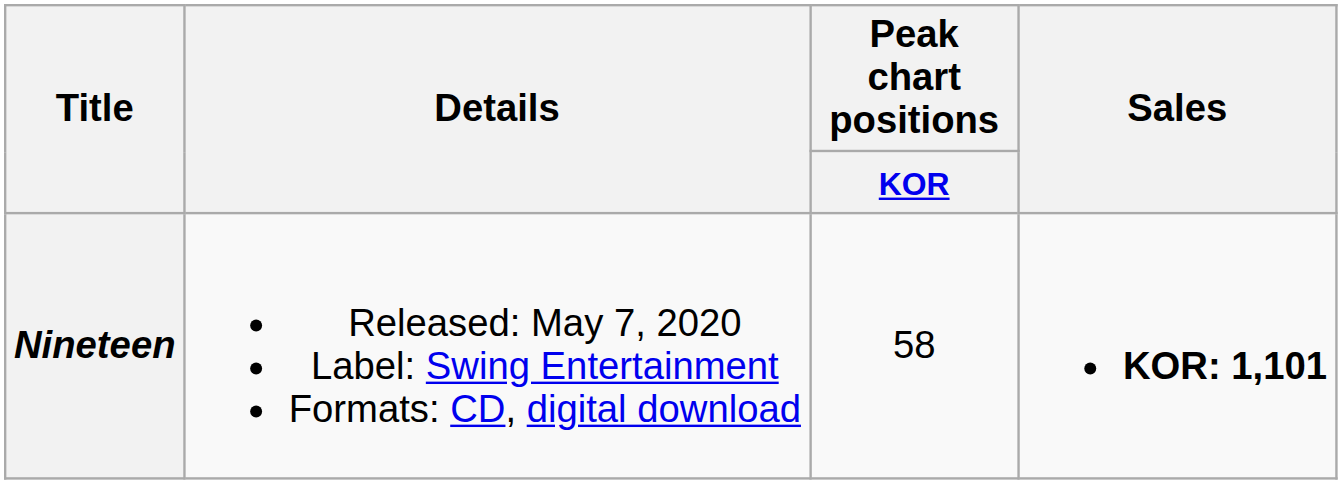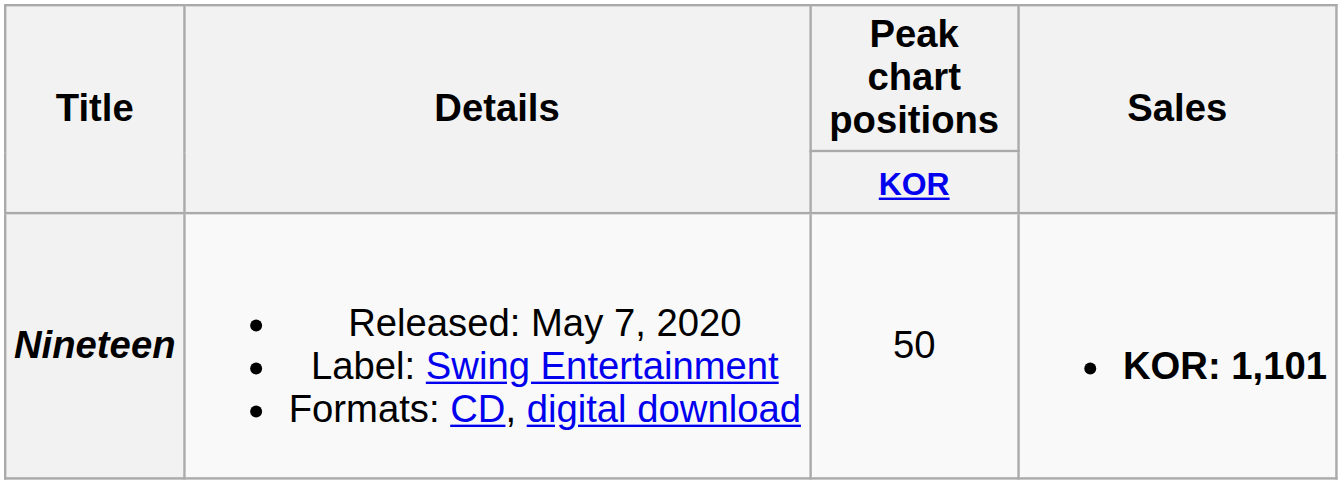(914, 344) 58 -> (914, 344) 50
